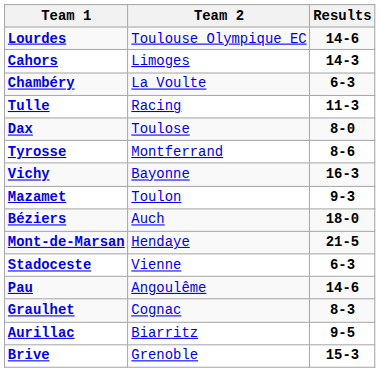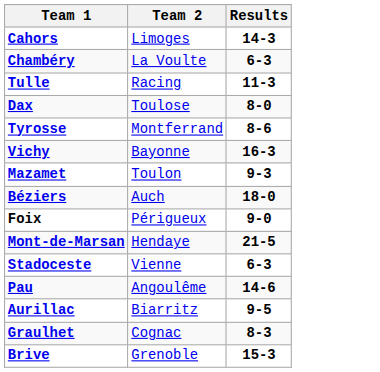- row: (37, 39)
+ row: (25, 220)
rows swapped: (41, 333) <-> (41, 311)
